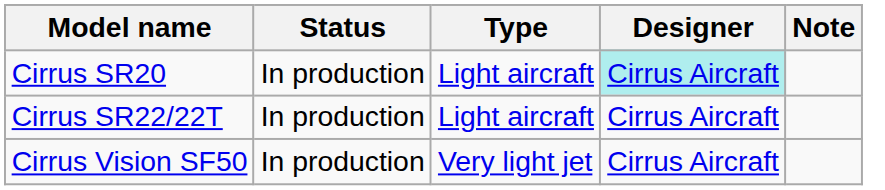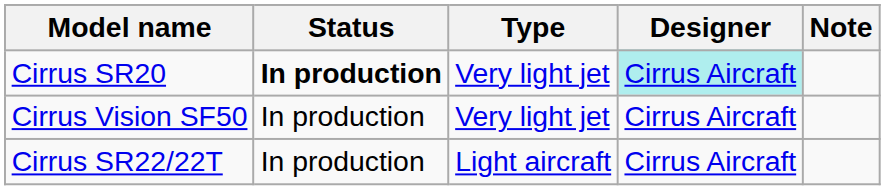(343, 73) normal -> (351, 73) bold
(516, 73) Light aircraft -> (532, 73) Very light jet
rows swapped: (117, 117) <-> (130, 162)
